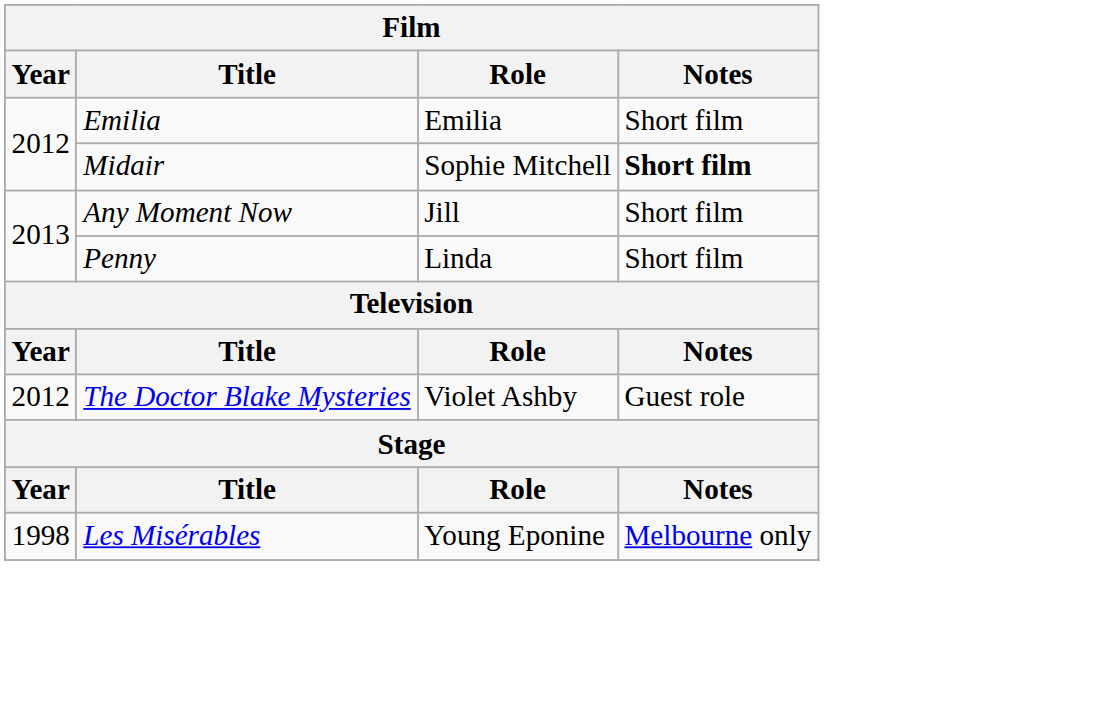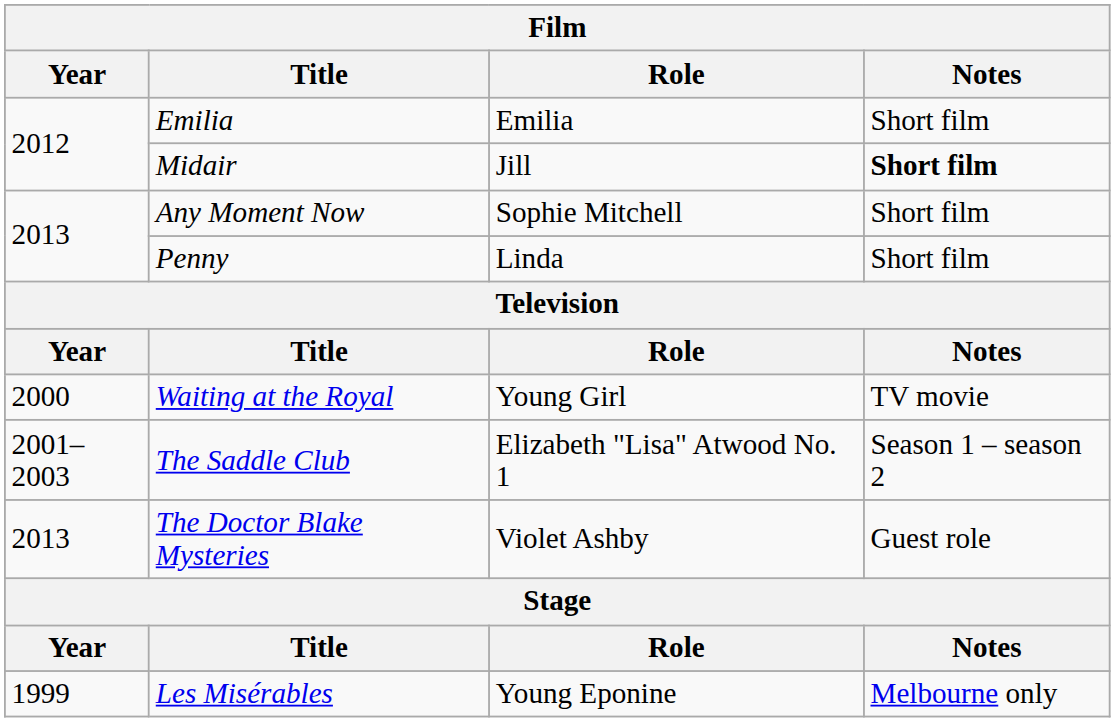(518, 166) Sophie Mitchell -> (514, 166) Jill
(442, 212) Jill -> (589, 212) Sophie Mitchell
+ row: (275, 397)
+ row: (253, 459)
(41, 397) 2012 -> (41, 538) 2013
(41, 535) 1998 -> (41, 693) 1999
